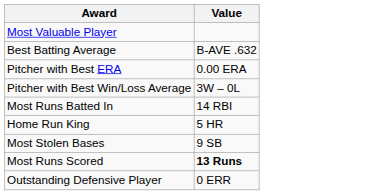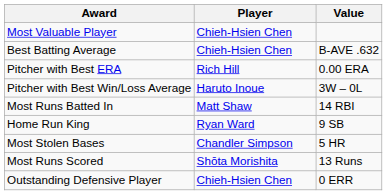+ column: (255, 13)
(210, 124) 5 HR -> (331, 124) 9 SB
(209, 143) 9 SB -> (332, 143) 5 HR
(219, 161) bold -> (341, 161) normal
